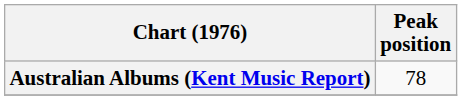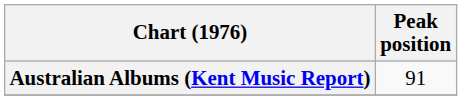(416, 77) 78 -> (416, 77) 91
